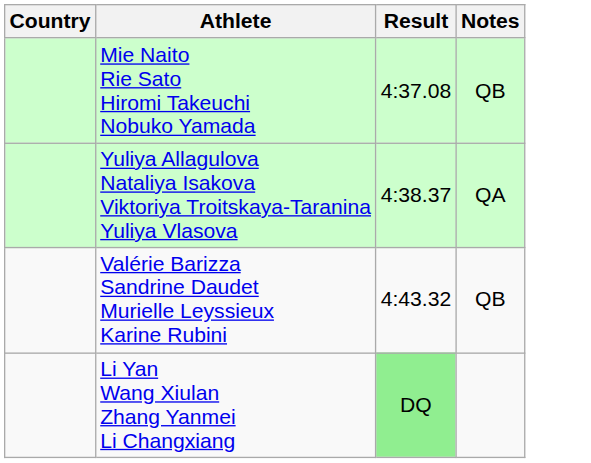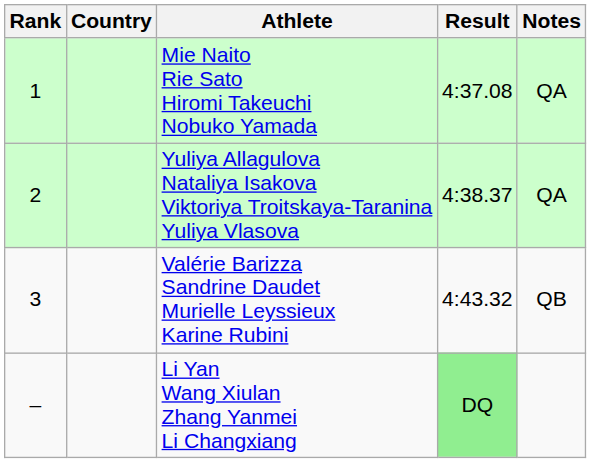+ column: (35, 21)
(490, 90) QB -> (552, 90) QA
